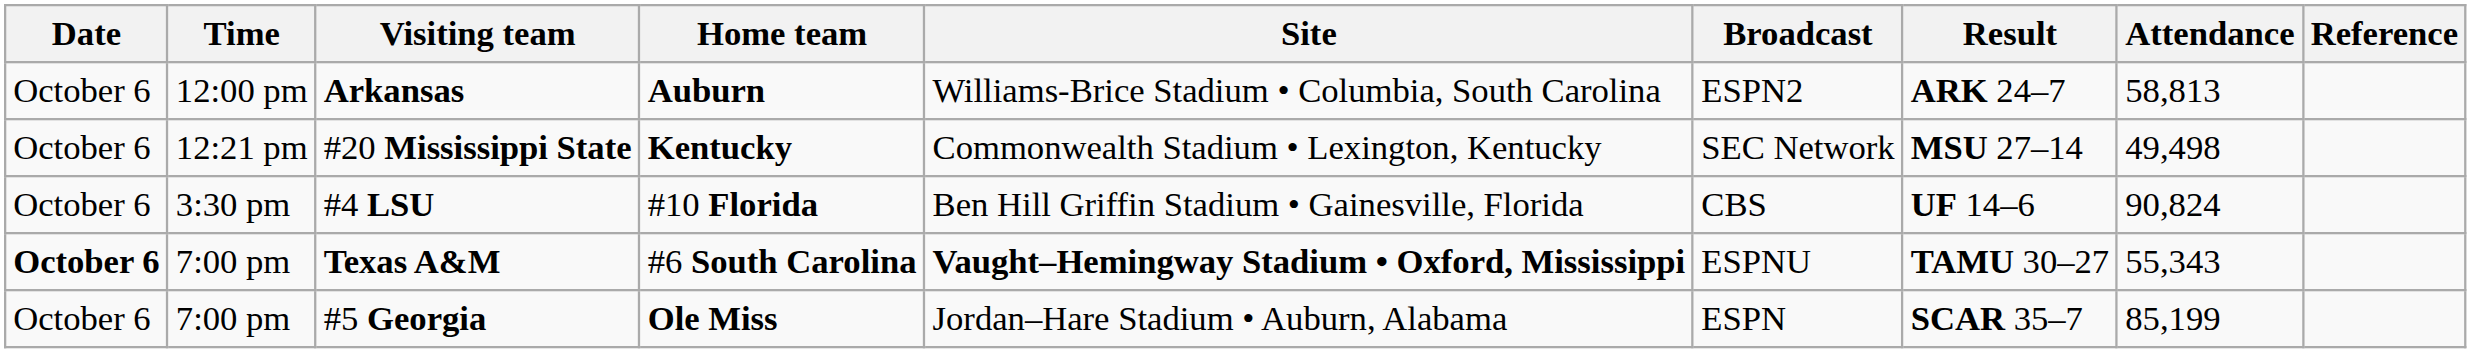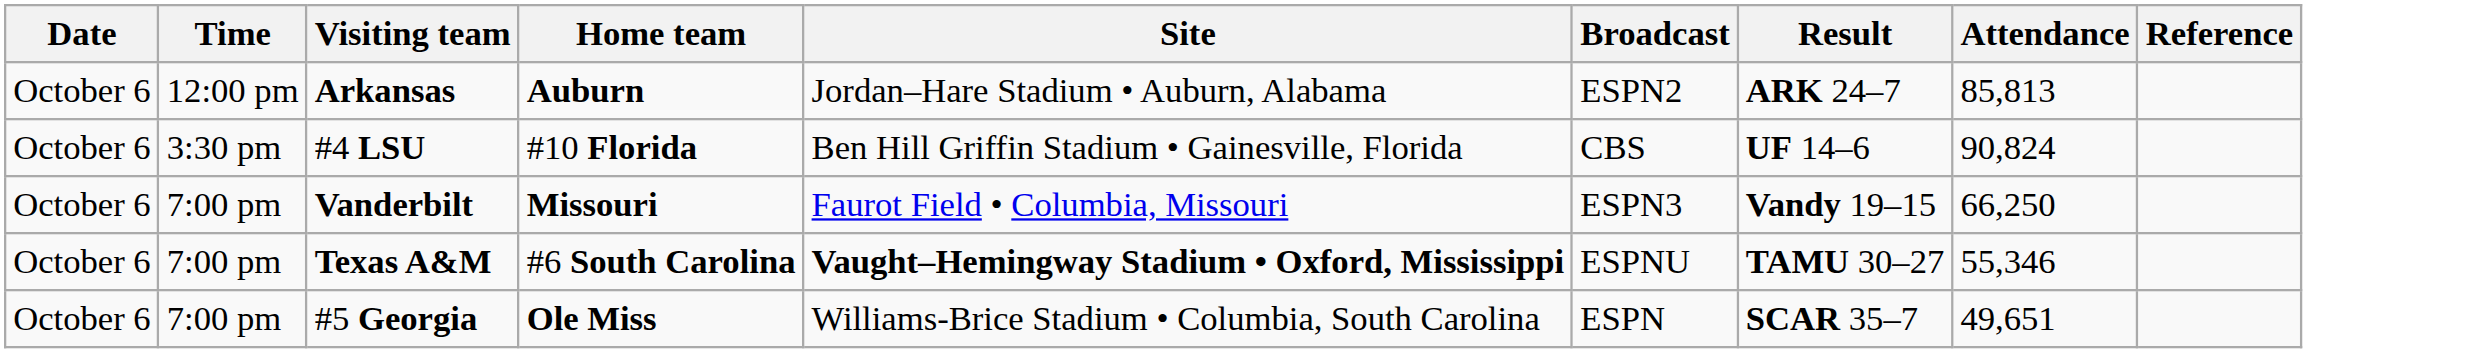(1297, 90) Williams-Brice Stadium • Columbia, South Carolina -> (1099, 90) Jordan–Hare Stadium • Auburn, Alabama
(2173, 90) 58,813 -> (2008, 90) 85,813
- row: (478, 147)
+ row: (394, 204)
(86, 261) bold -> (82, 261) normal
(2173, 261) 55,343 -> (2008, 261) 55,346
(1220, 318) Jordan–Hare Stadium • Auburn, Alabama -> (1176, 318) Williams-Brice Stadium • Columbia, South Carolina
(2173, 318) 85,199 -> (2008, 318) 49,651
